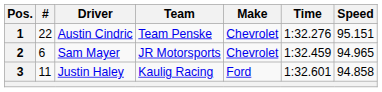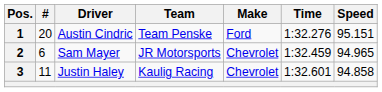(45, 33) 22 -> (45, 33) 20
(252, 33) Chevrolet -> (239, 33) Ford
(239, 72) Ford -> (252, 72) Chevrolet
